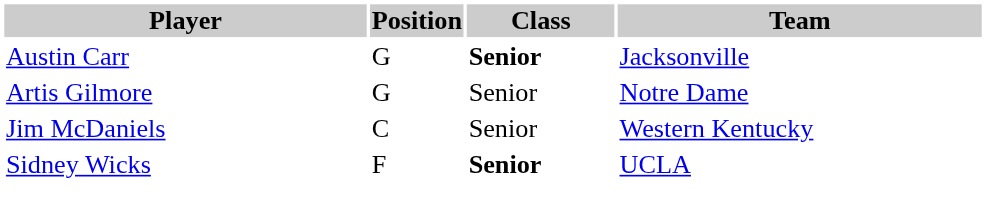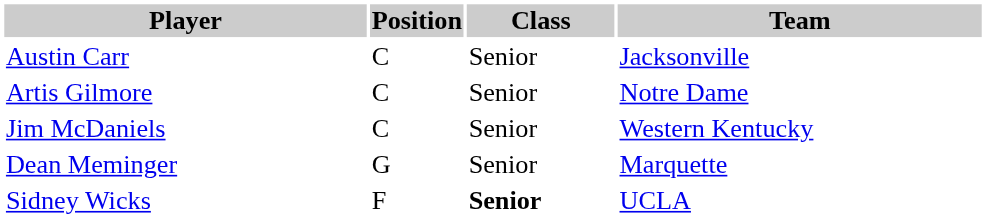(381, 56) G -> (380, 56) C
(505, 56) bold -> (503, 56) normal
(381, 92) G -> (380, 92) C
+ row: (92, 164)
